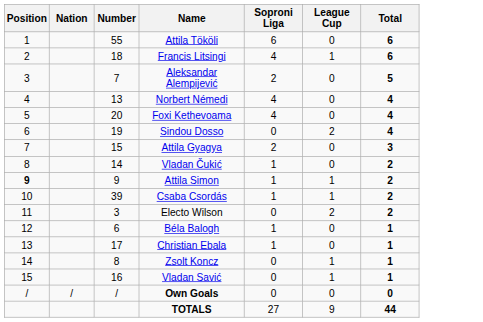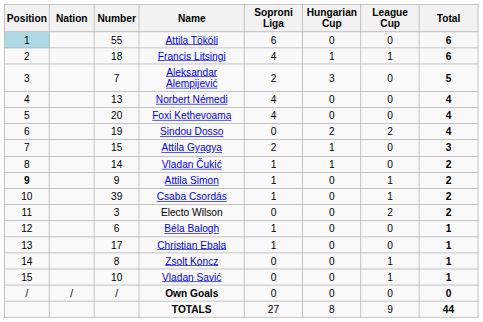+ column: (332, 18)
(27, 40) no background -> (27, 40) lightblue background
(117, 277) 16 -> (117, 277) 10
